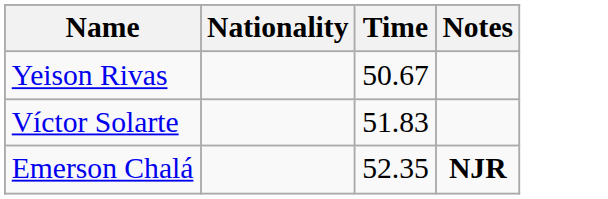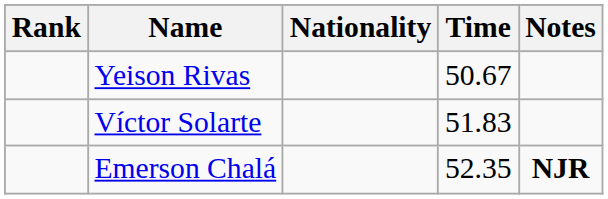+ column: (46, 27)
